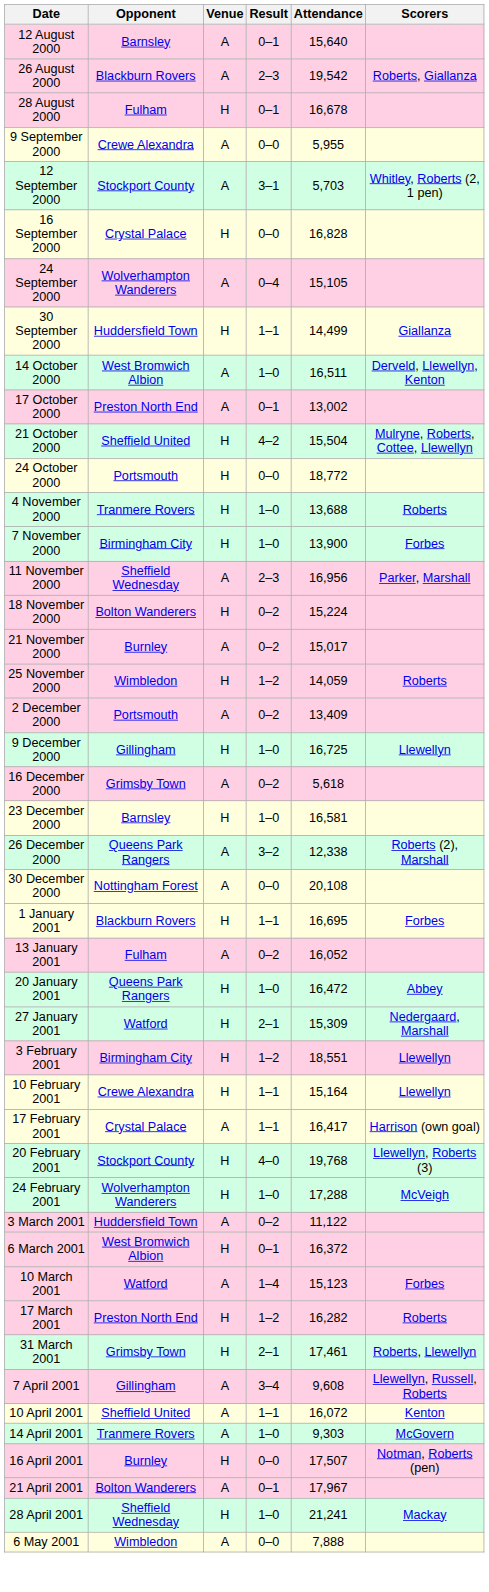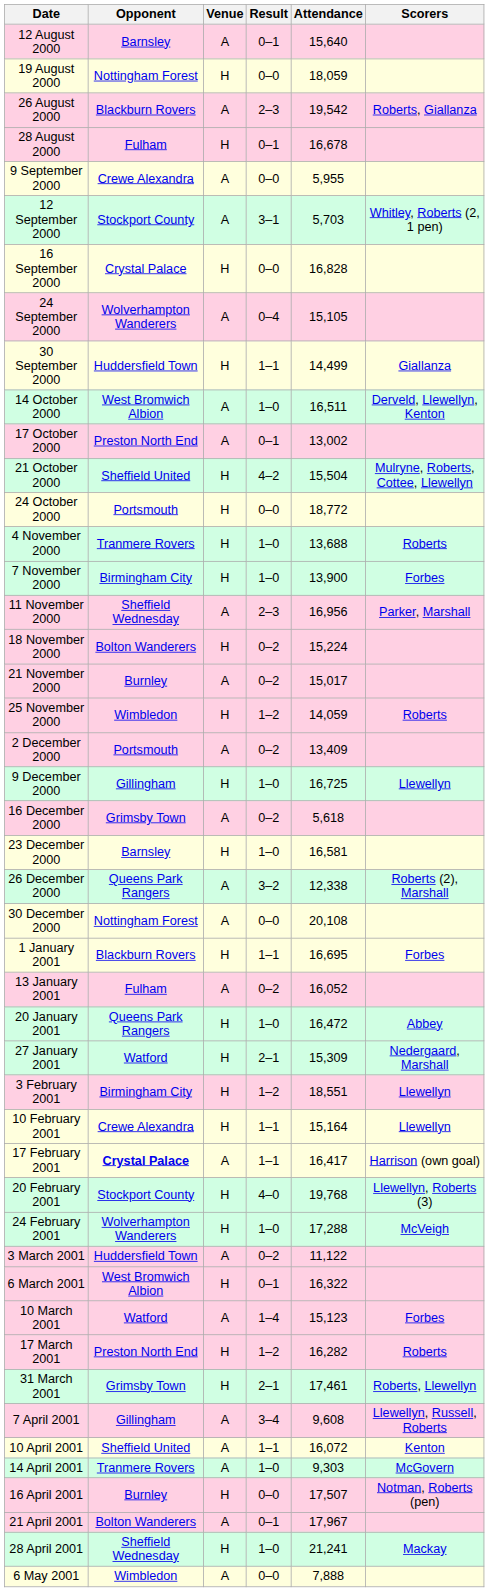+ row: (46, 75)
(146, 1126) normal -> (146, 1160) bold
(328, 1249) 16,372 -> (328, 1283) 16,322
